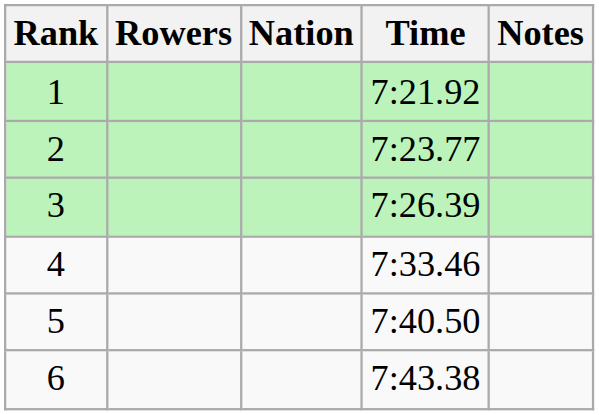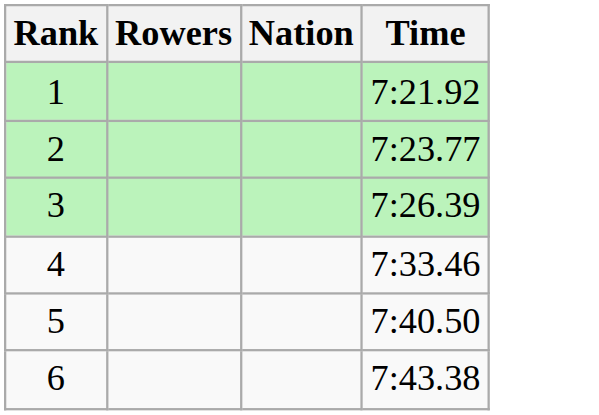- column: (541, 33)
